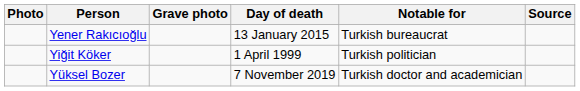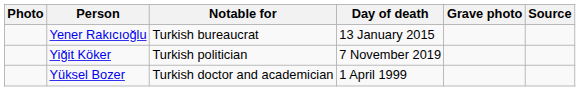columns swapped: (432, 14) <-> (190, 14)
(268, 55) 1 April 1999 -> (390, 55) 7 November 2019
(285, 75) 7 November 2019 -> (373, 75) 1 April 1999
